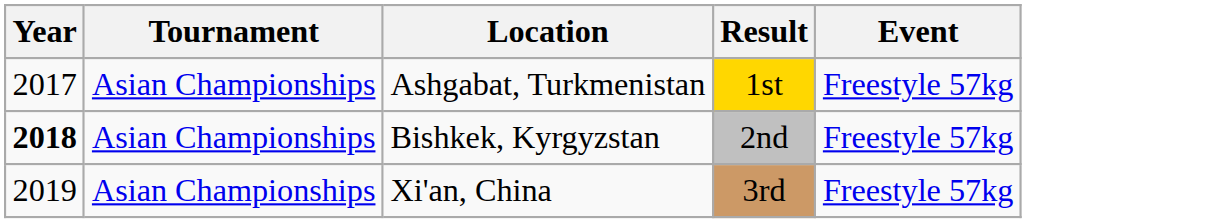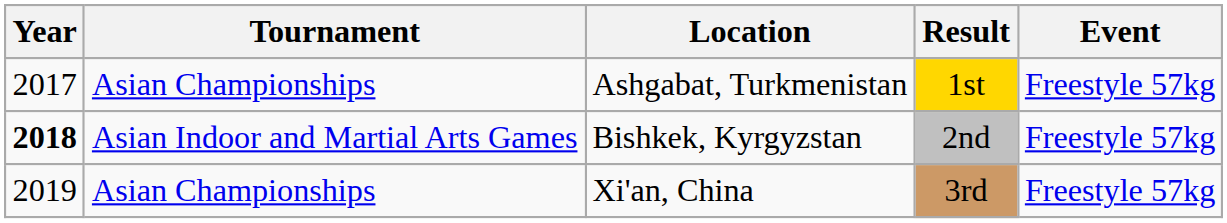(234, 137) Asian Championships -> (335, 137) Asian Indoor and Martial Arts Games
